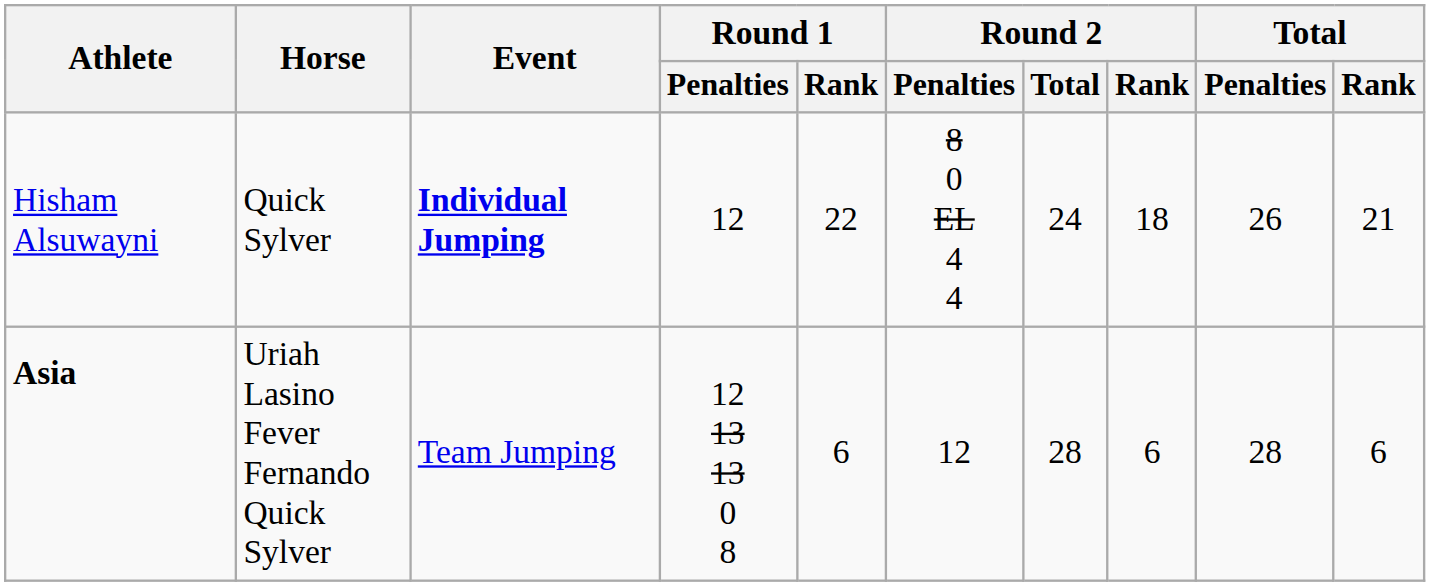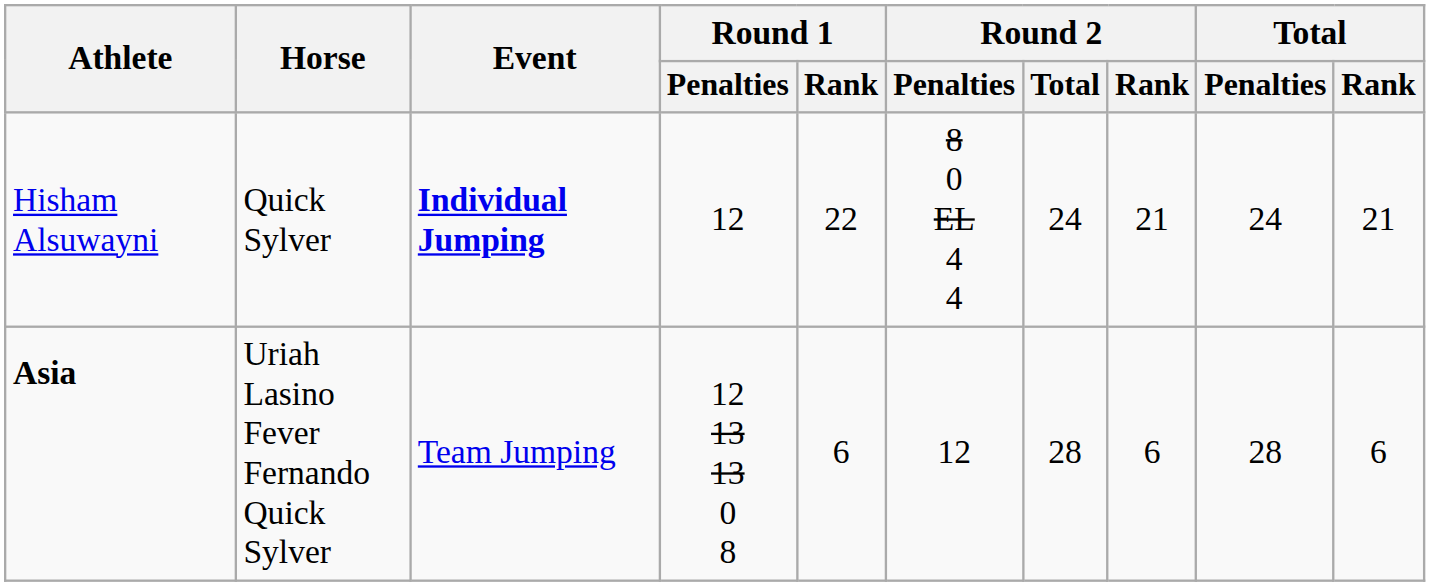(1152, 219) 18 -> (1152, 219) 21
(1265, 219) 26 -> (1265, 219) 24
